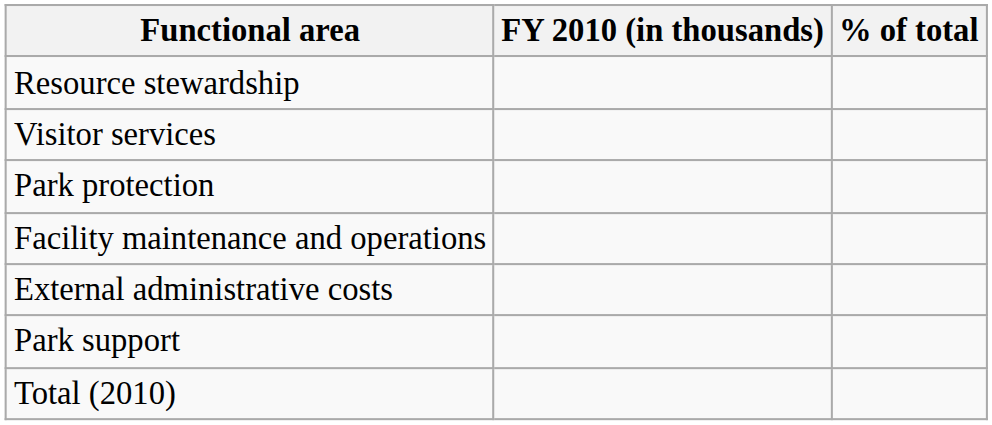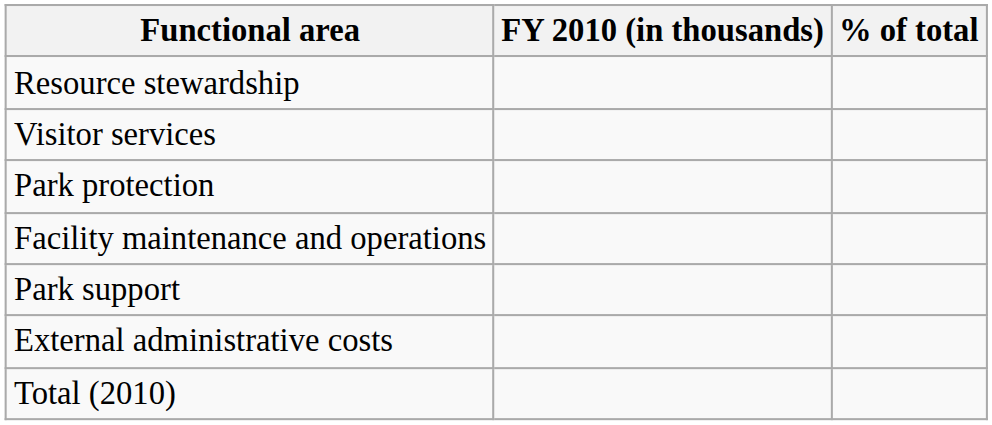rows swapped: (97, 340) <-> (203, 289)
